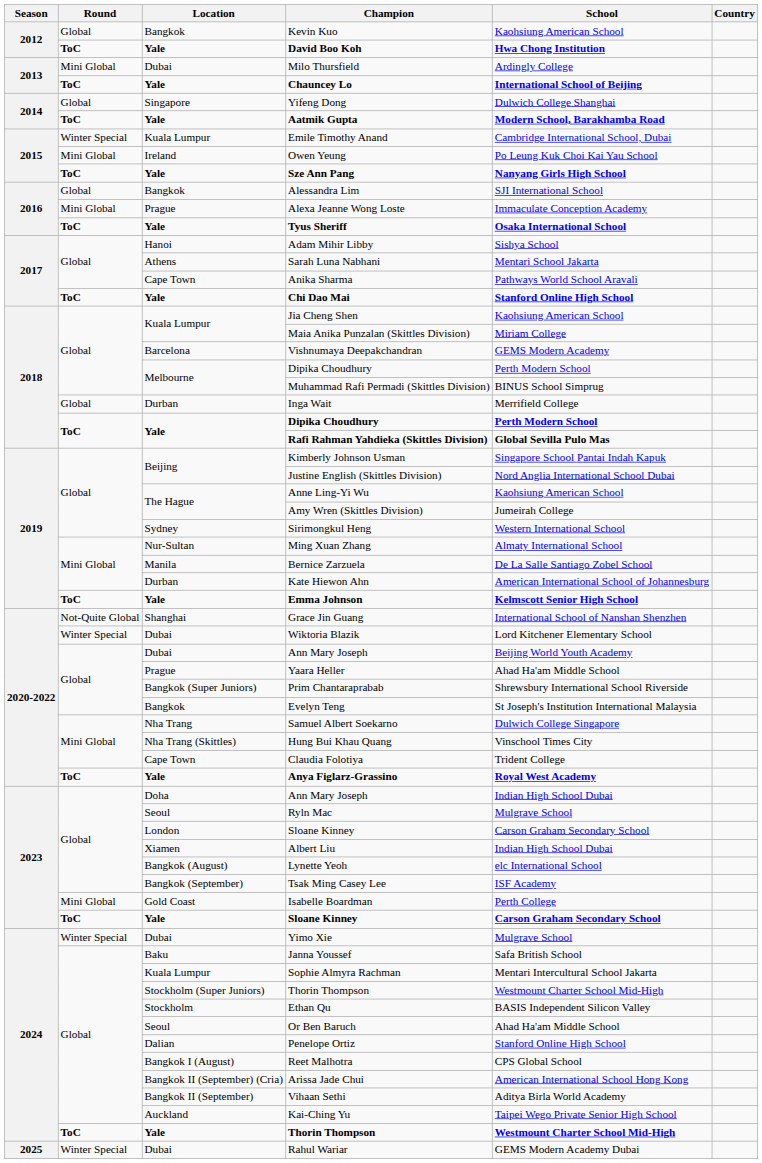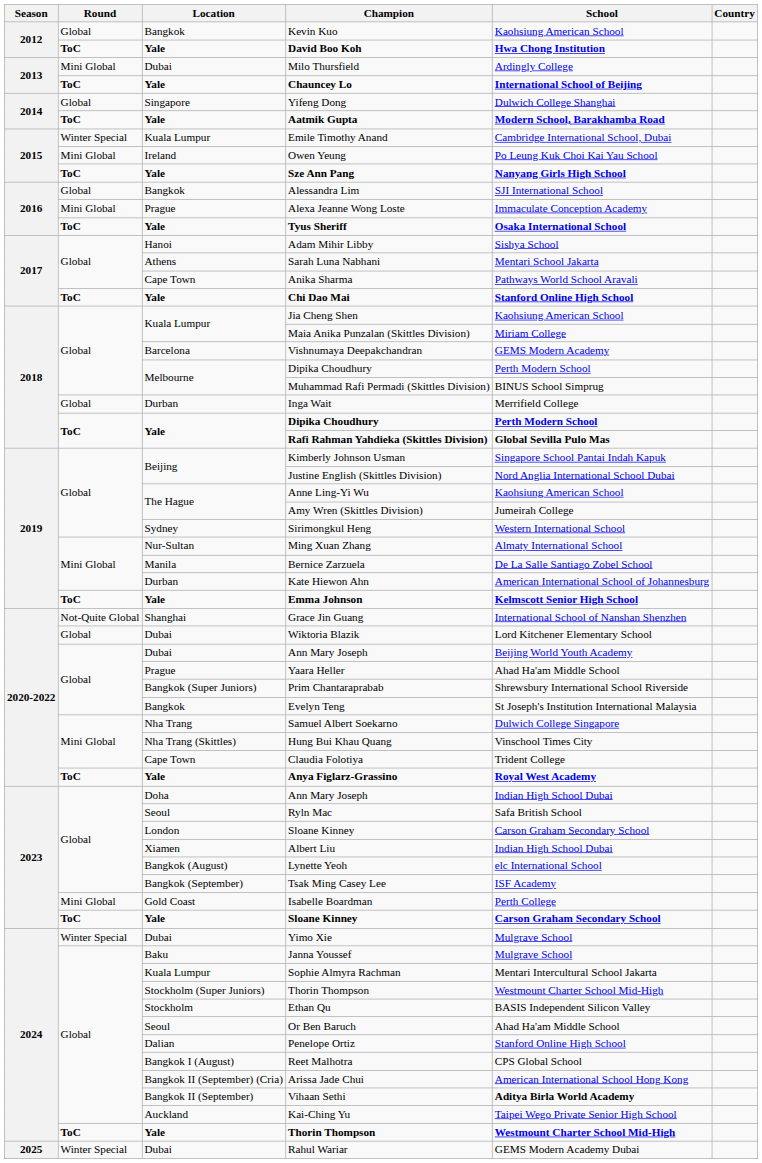(94, 635) Winter Special -> (76, 635) Global
(534, 812) Mulgrave School -> (538, 812) Safa British School
(538, 954) Safa British School -> (534, 954) Mulgrave School
(560, 1096) normal -> (565, 1096) bold
